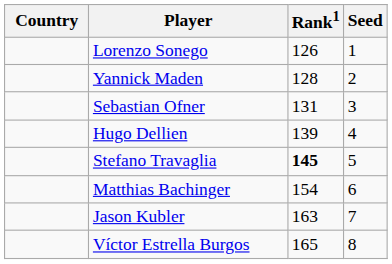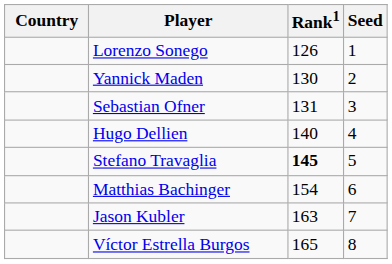(305, 78) 128 -> (305, 78) 130
(305, 133) 139 -> (305, 133) 140
